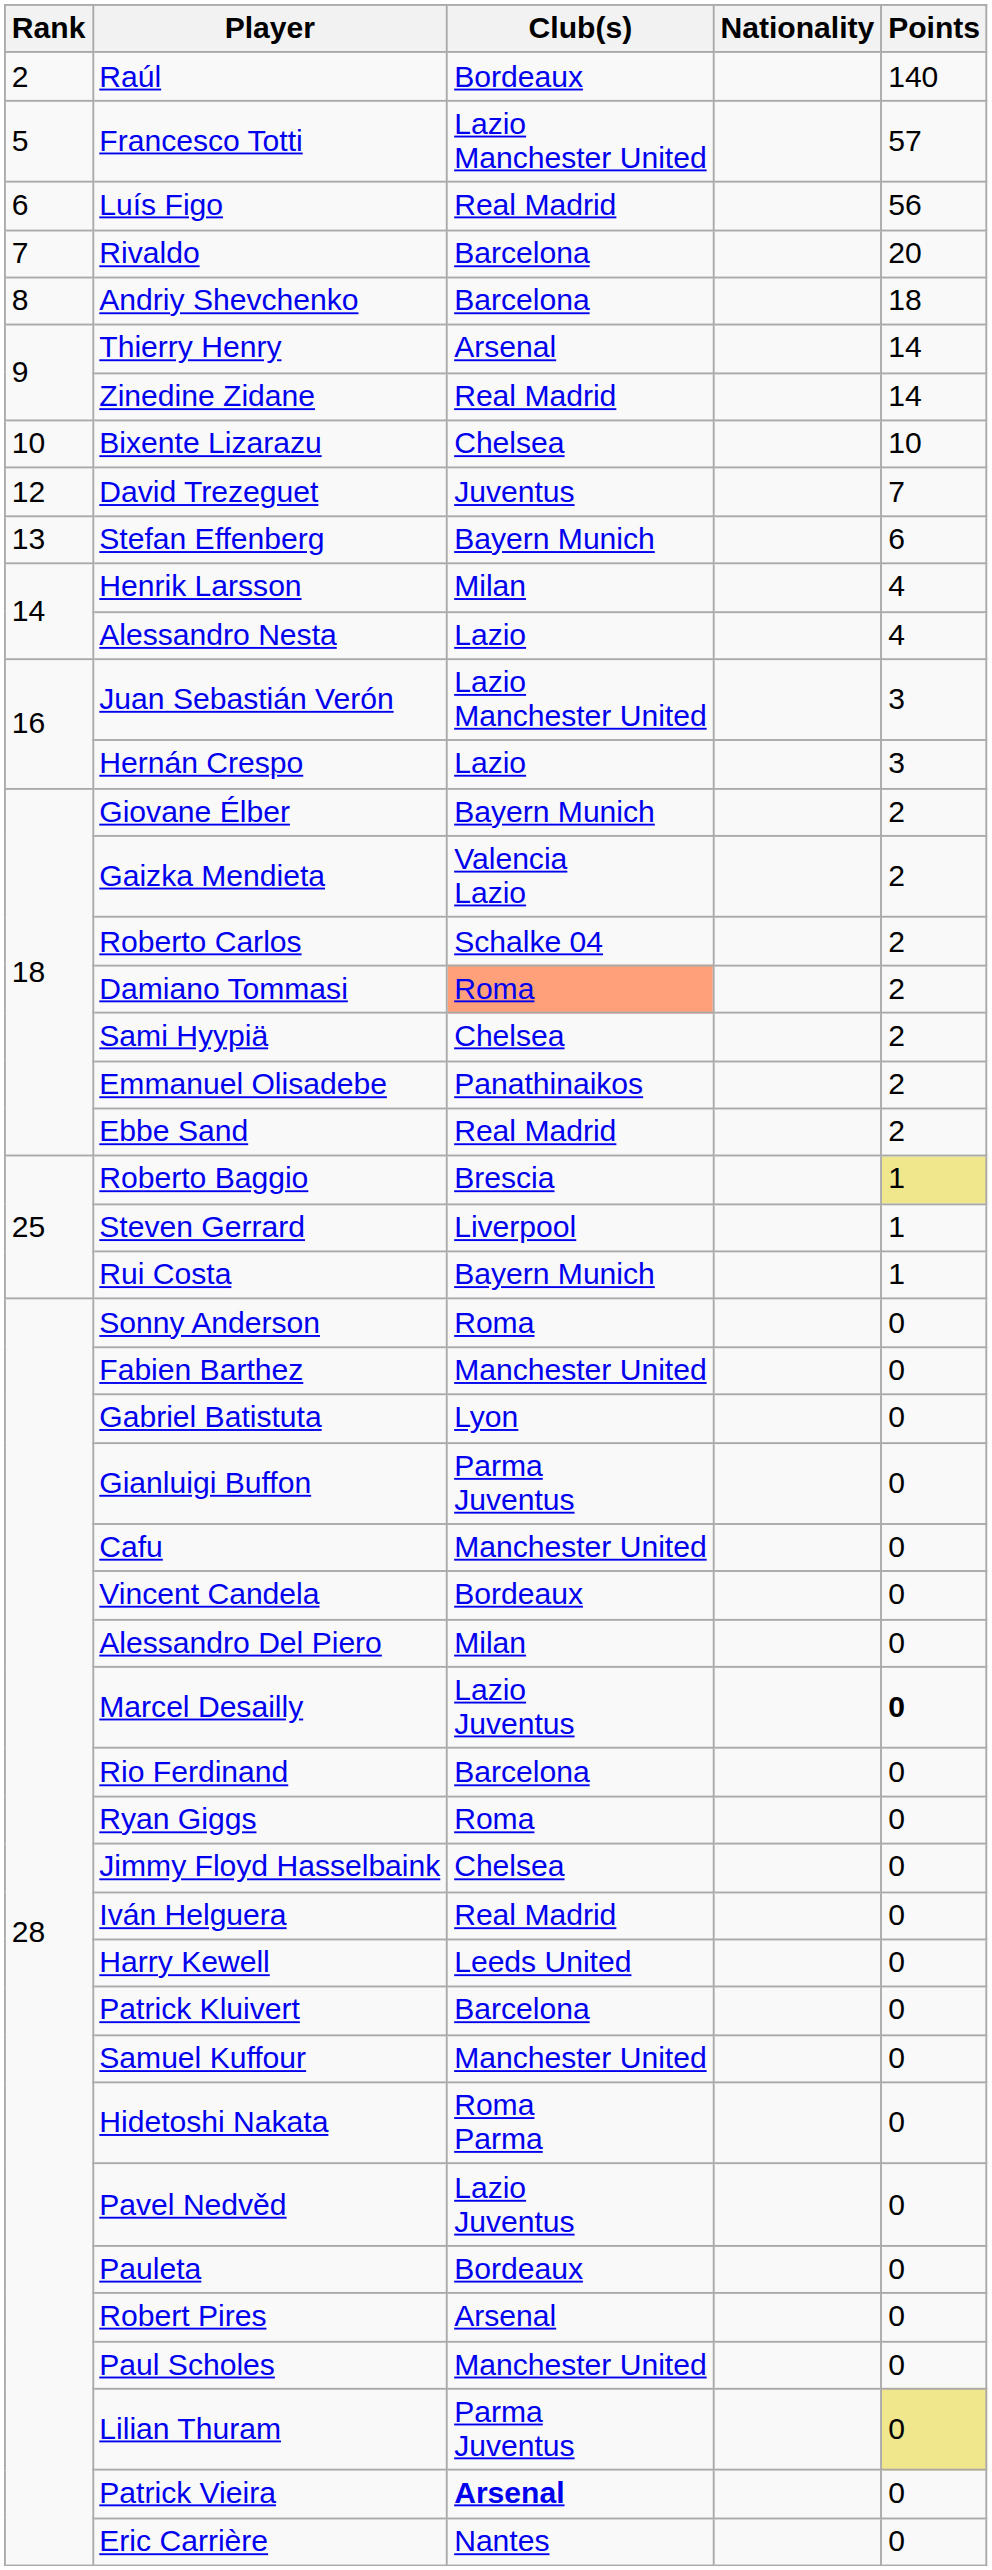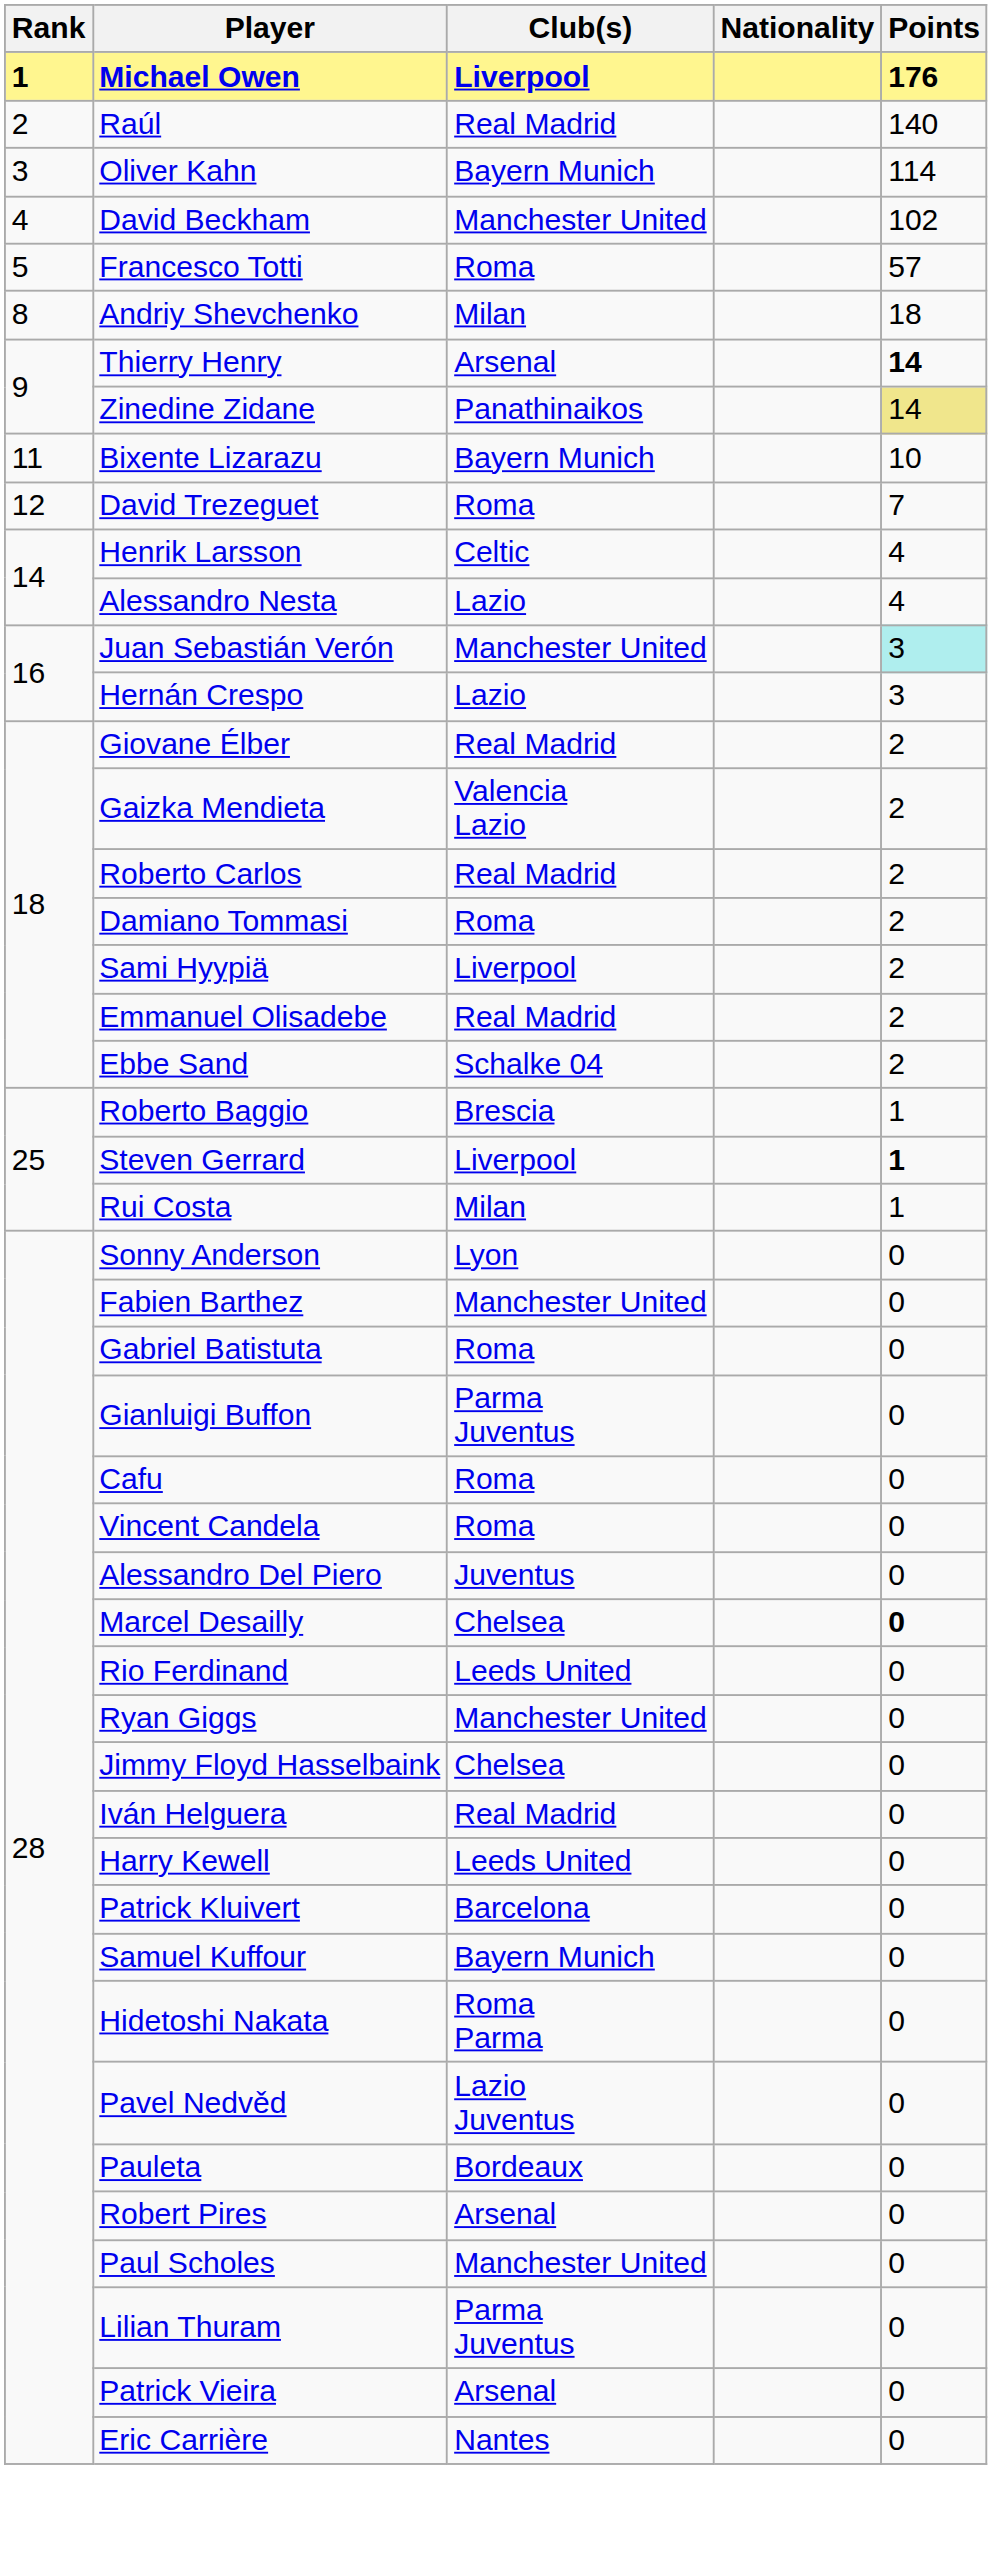+ row: (200, 76)
(519, 76) Bordeaux -> (535, 123) Real Madrid
+ row: (178, 171)
+ row: (205, 219)
(580, 140) Lazio Manchester United -> (494, 266) Roma
- row: (161, 205)
- row: (149, 253)
(522, 300) Barcelona -> (490, 314) Milan
(905, 348) normal -> (905, 362) bold
(535, 396) Real Madrid -> (549, 409) Panathinaikos
(905, 396) no background -> (905, 409) khaki background
(29, 443) 10 -> (27, 457) 11
(509, 443) Chelsea -> (554, 457) Bayern Munich
(514, 491) Juventus -> (494, 505) Roma
- row: (212, 539)
(490, 586) Milan -> (492, 553) Celtic
(580, 699) Lazio Manchester United -> (580, 648) Manchester United
(897, 699) no background -> (897, 648) paleturquoise background
(554, 811) Bayern Munich -> (535, 743) Real Madrid
(529, 940) Schalke 04 -> (535, 873) Real Madrid
(494, 988) lightsalmon background -> (494, 920) no background
(509, 1036) Chelsea -> (515, 968) Liverpool
(549, 1083) Panathinaikos -> (535, 1016) Real Madrid
(535, 1131) Real Madrid -> (529, 1063) Schalke 04
(897, 1179) khaki background -> (897, 1111) no background
(897, 1227) normal -> (897, 1159) bold
(554, 1274) Bayern Munich -> (490, 1207) Milan
(494, 1322) Roma -> (486, 1254) Lyon
(486, 1417) Lyon -> (494, 1350) Roma
(580, 1547) Manchester United -> (494, 1479) Roma
(519, 1594) Bordeaux -> (494, 1527) Roma
(490, 1642) Milan -> (514, 1574) Juventus
(514, 1707) Lazio Juventus -> (509, 1622) Chelsea
(522, 1771) Barcelona -> (543, 1670) Leeds United
(494, 1819) Roma -> (580, 1718) Manchester United
(580, 2058) Manchester United -> (554, 1956) Bayern Munich
(897, 2428) khaki background -> (897, 2327) no background
(509, 2493) bold -> (505, 2391) normal
